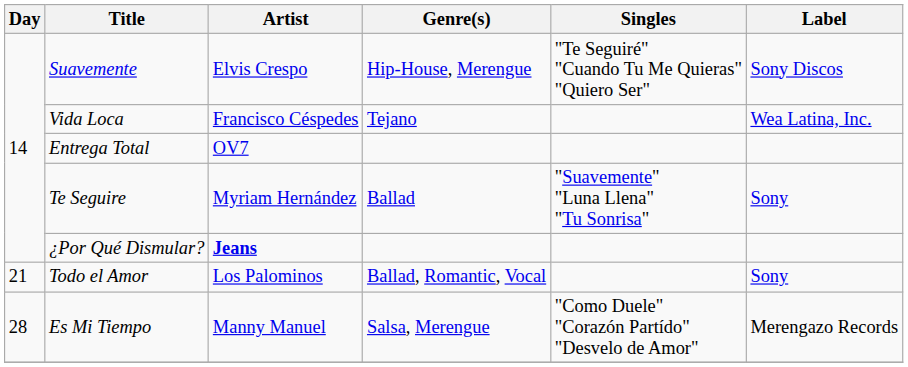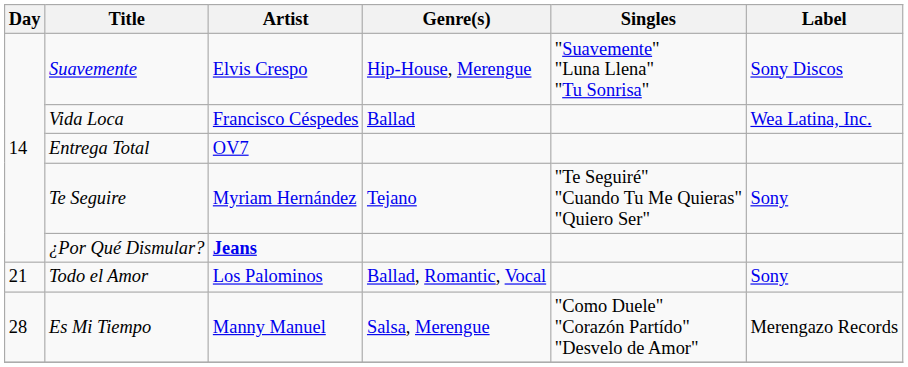(648, 68) "Te Seguiré" "Cuando Tu Me Quieras" "Quiero Ser" -> (607, 68) "Suavemente" "Luna Llena" "Tu Sonrisa"
(392, 118) Tejano -> (391, 118) Ballad
(391, 197) Ballad -> (392, 197) Tejano
(607, 197) "Suavemente" "Luna Llena" "Tu Sonrisa" -> (648, 197) "Te Seguiré" "Cuando Tu Me Quieras" "Quiero Ser"
